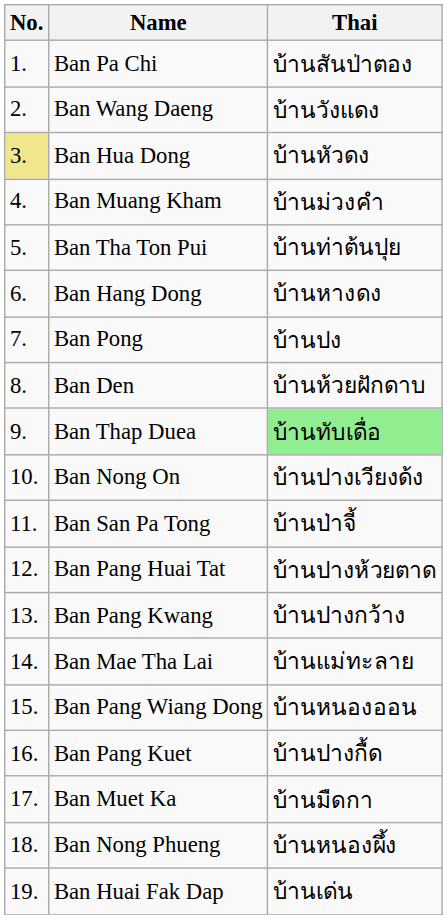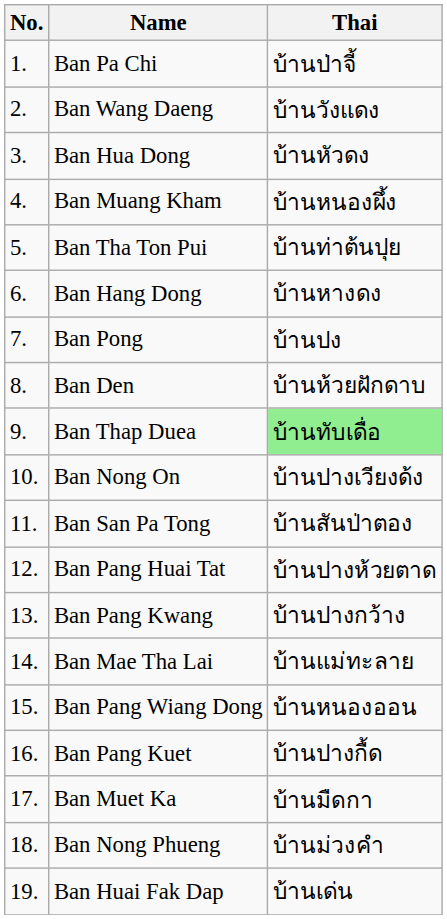(343, 64) บ้านสันป่าตอง -> (314, 64) บ้านป่าจี้
(18, 155) khaki background -> (18, 155) no background
(329, 202) บ้านม่วงคำ -> (335, 202) บ้านหนองผึ้ง
(314, 523) บ้านป่าจี้ -> (343, 523) บ้านสันป่าตอง
(335, 845) บ้านหนองผึ้ง -> (329, 845) บ้านม่วงคำ
